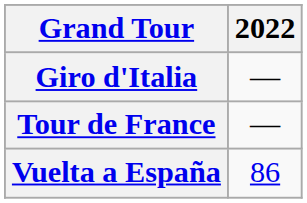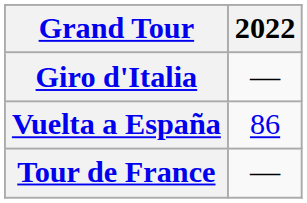rows swapped: (116, 124) <-> (116, 172)
